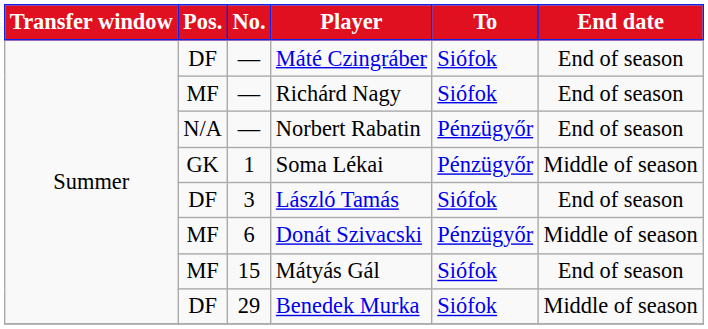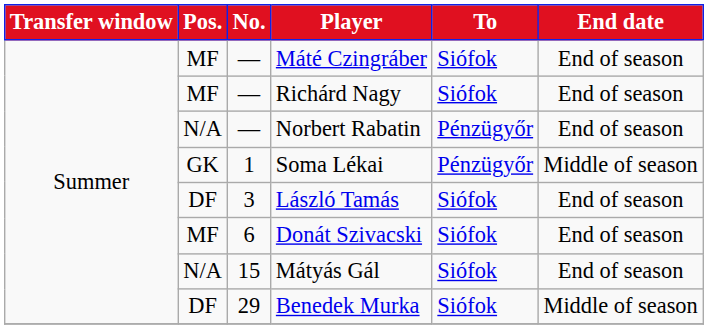(203, 57) DF -> (203, 57) MF
(485, 235) Pénzügyőr -> (467, 235) Siófok
(621, 235) Middle of season -> (621, 235) End of season
(203, 270) MF -> (203, 270) N/A
